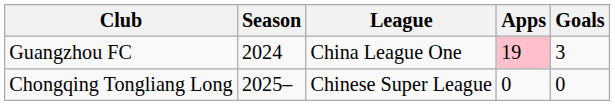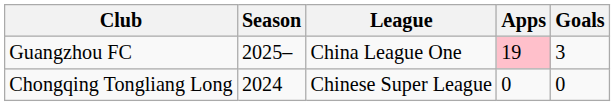(262, 52) 2024 -> (267, 52) 2025–
(267, 84) 2025– -> (262, 84) 2024
